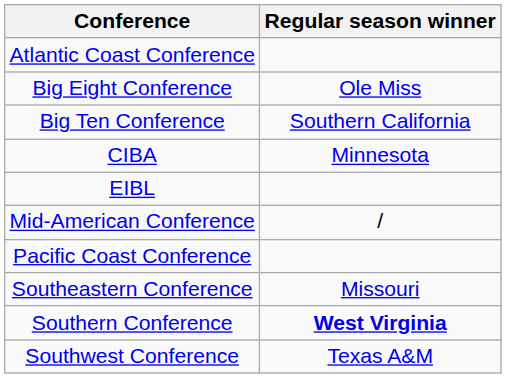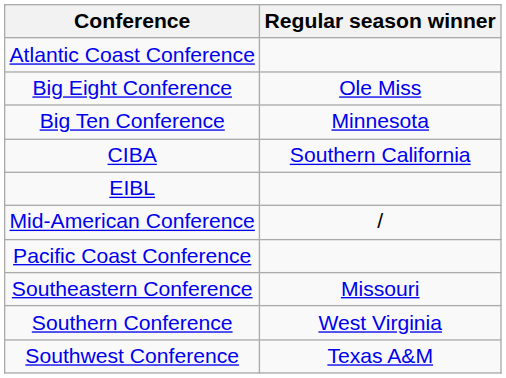(380, 121) Southern California -> (380, 121) Minnesota
(380, 155) Minnesota -> (380, 155) Southern California
(380, 322) bold -> (380, 322) normal
